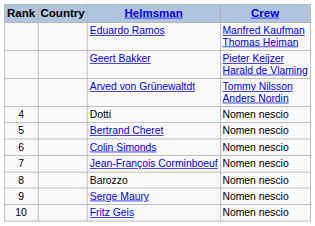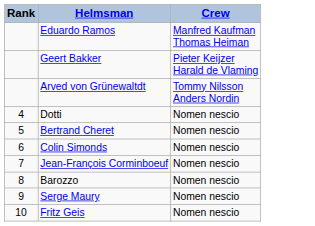- column: (63, 13)
